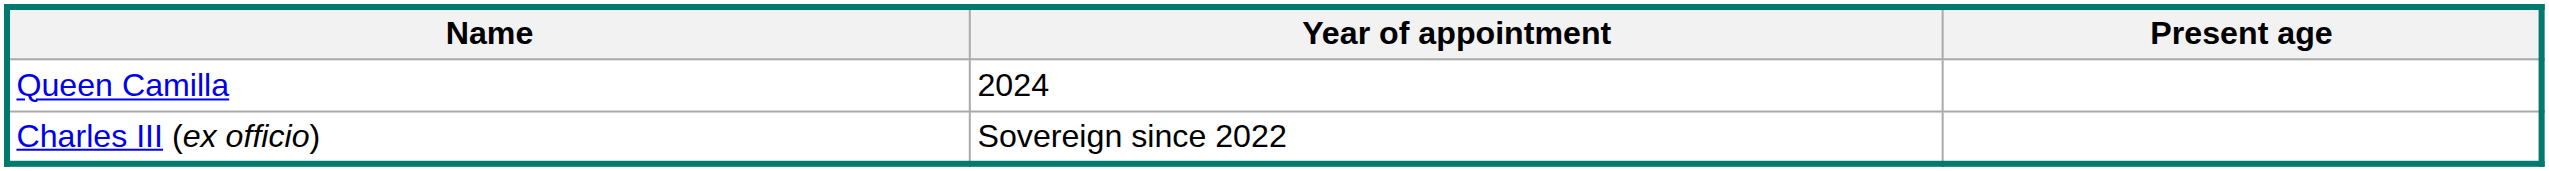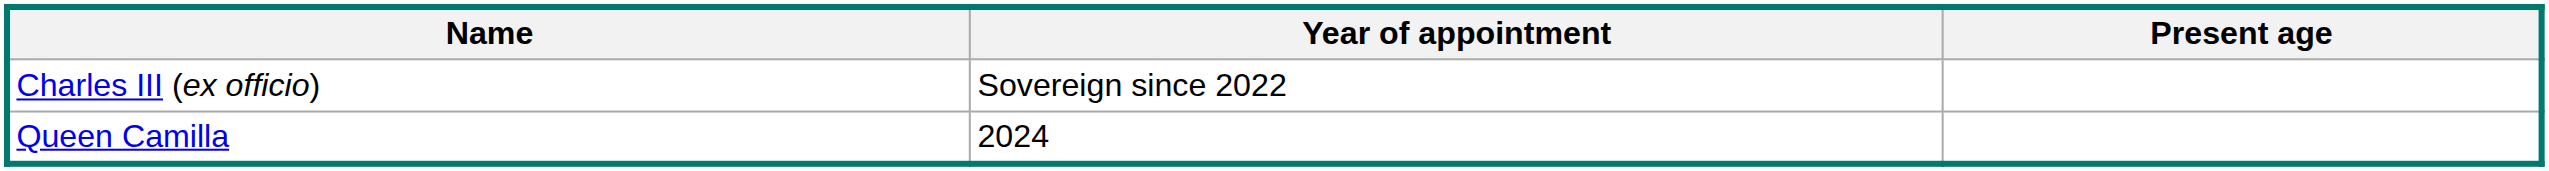rows swapped: (168, 136) <-> (123, 85)
